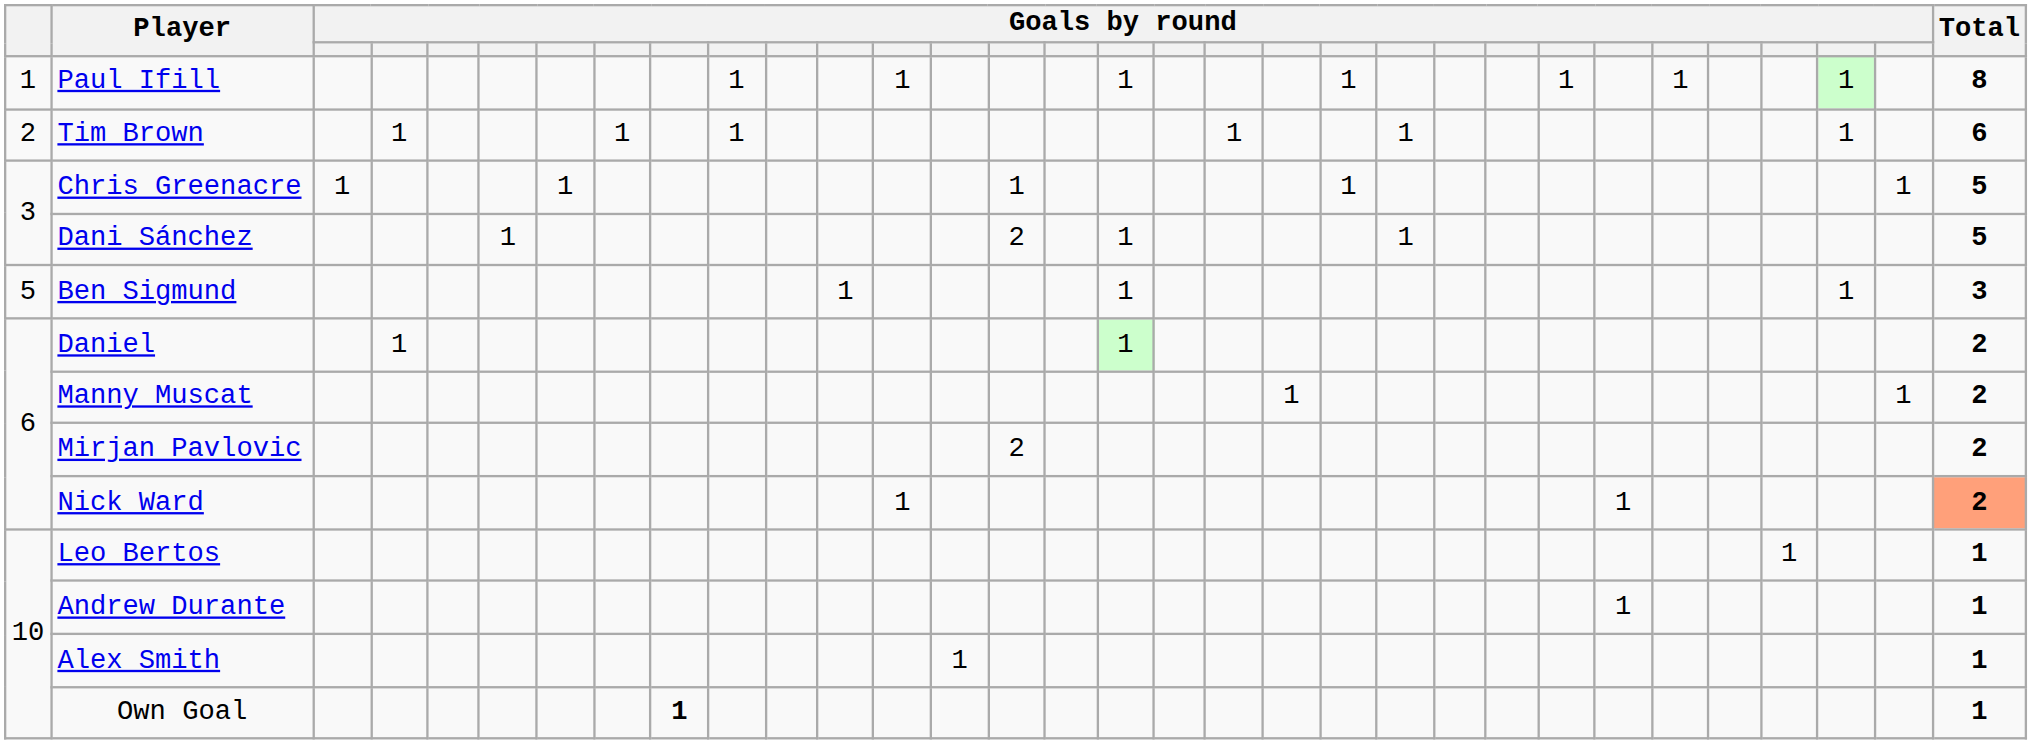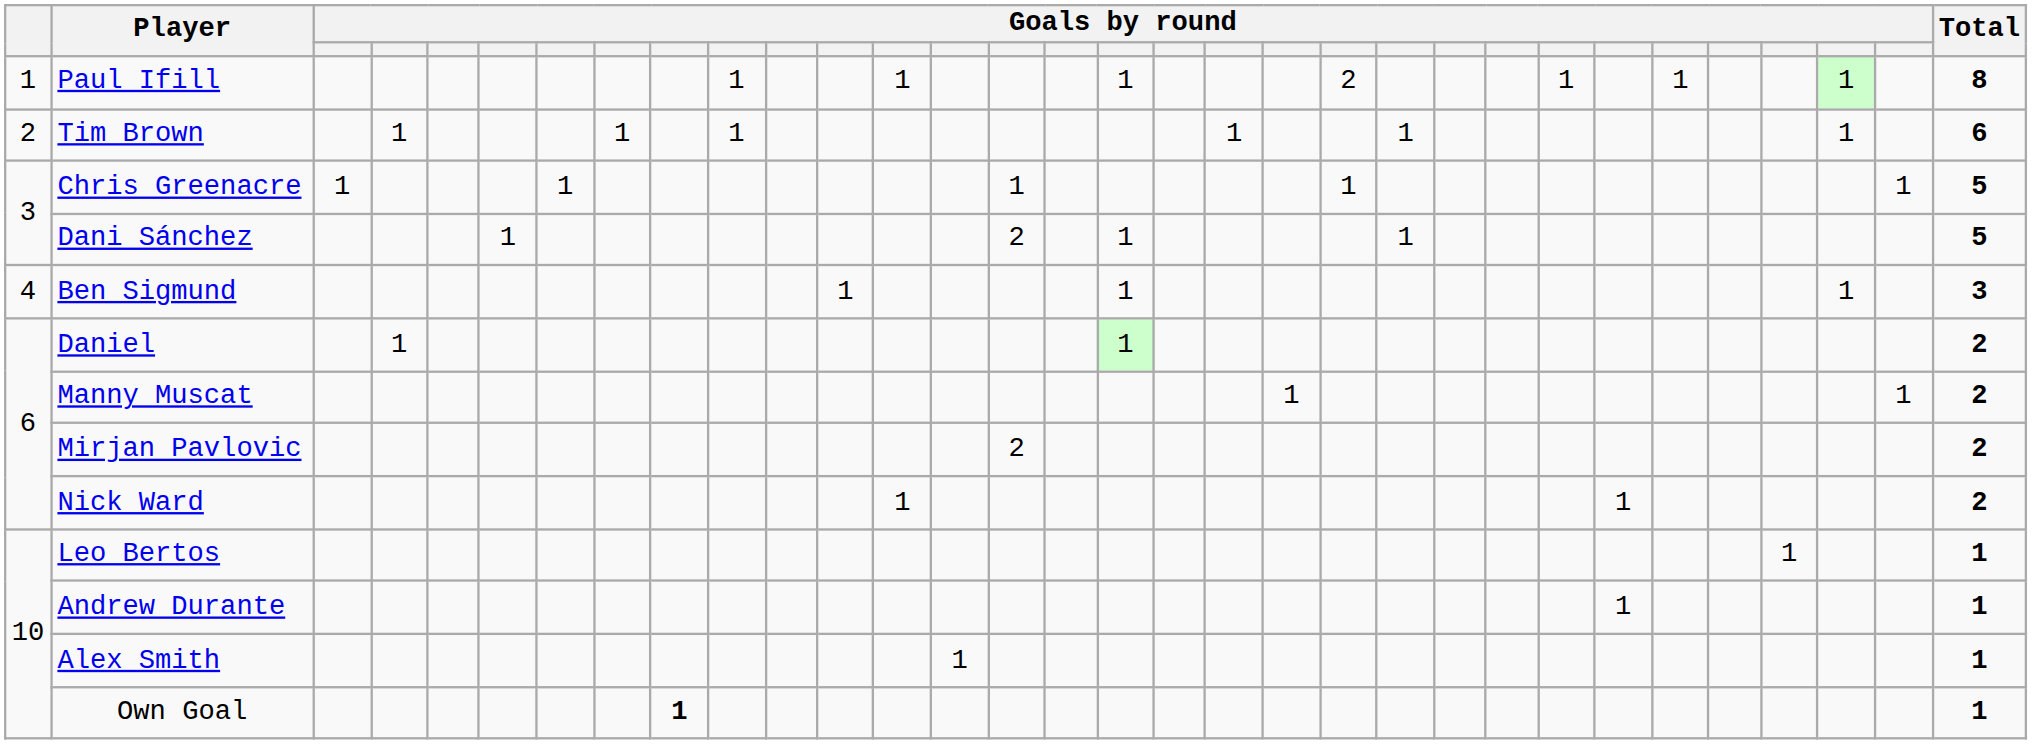(1348, 81) 1 -> (1348, 81) 2
(28, 291) 5 -> (28, 291) 4
(1979, 502) lightsalmon background -> (1979, 502) no background
